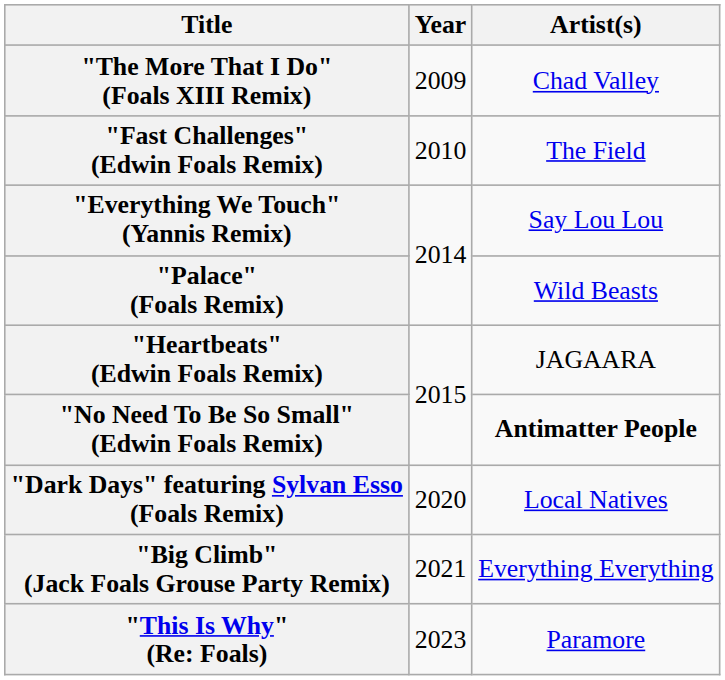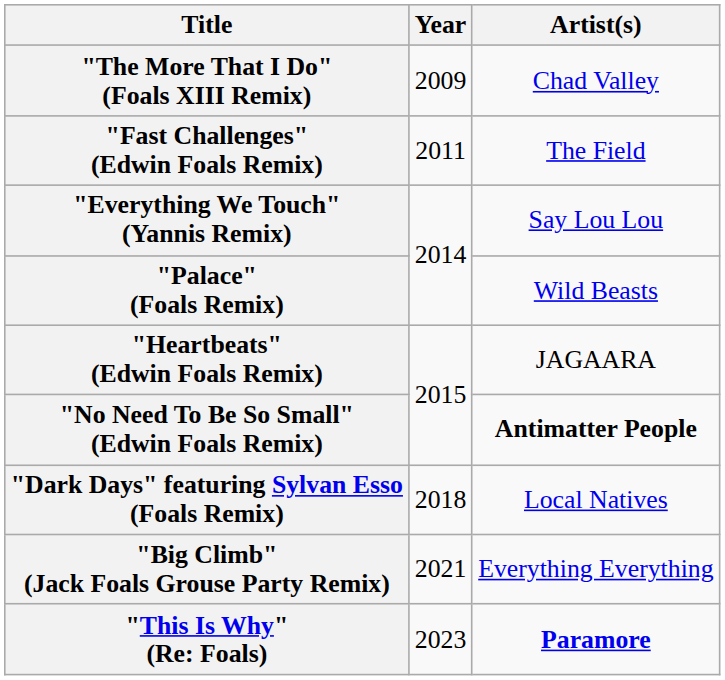(441, 150) 2010 -> (441, 150) 2011
(441, 499) 2020 -> (441, 499) 2018
(596, 638) normal -> (596, 638) bold
